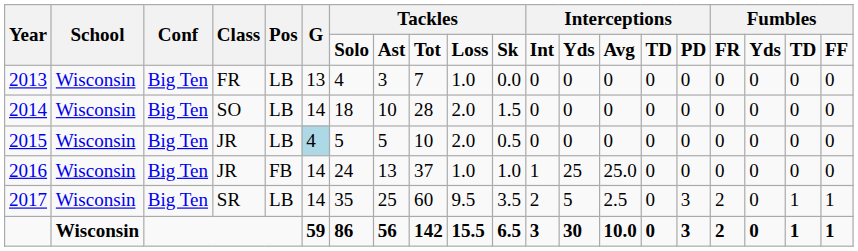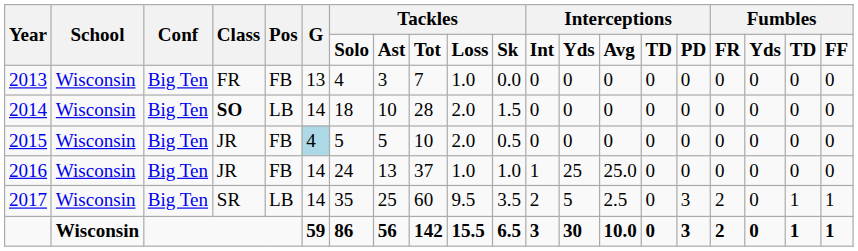(281, 79) LB -> (281, 79) FB
(229, 110) normal -> (230, 110) bold
(281, 140) LB -> (281, 140) FB
